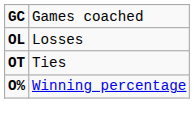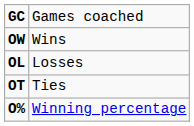+ row: (17, 40)
